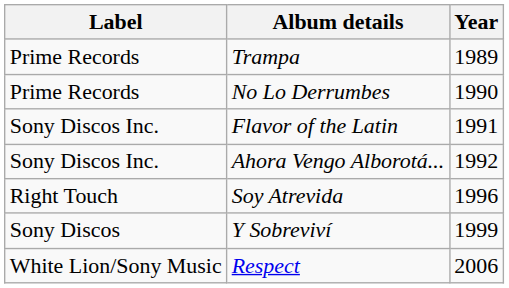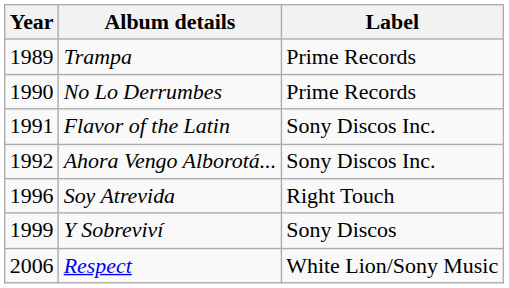columns swapped: (476, 21) <-> (116, 21)
